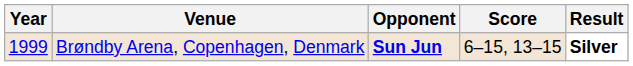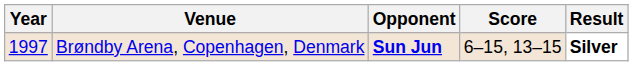(28, 47) 1999 -> (28, 47) 1997
